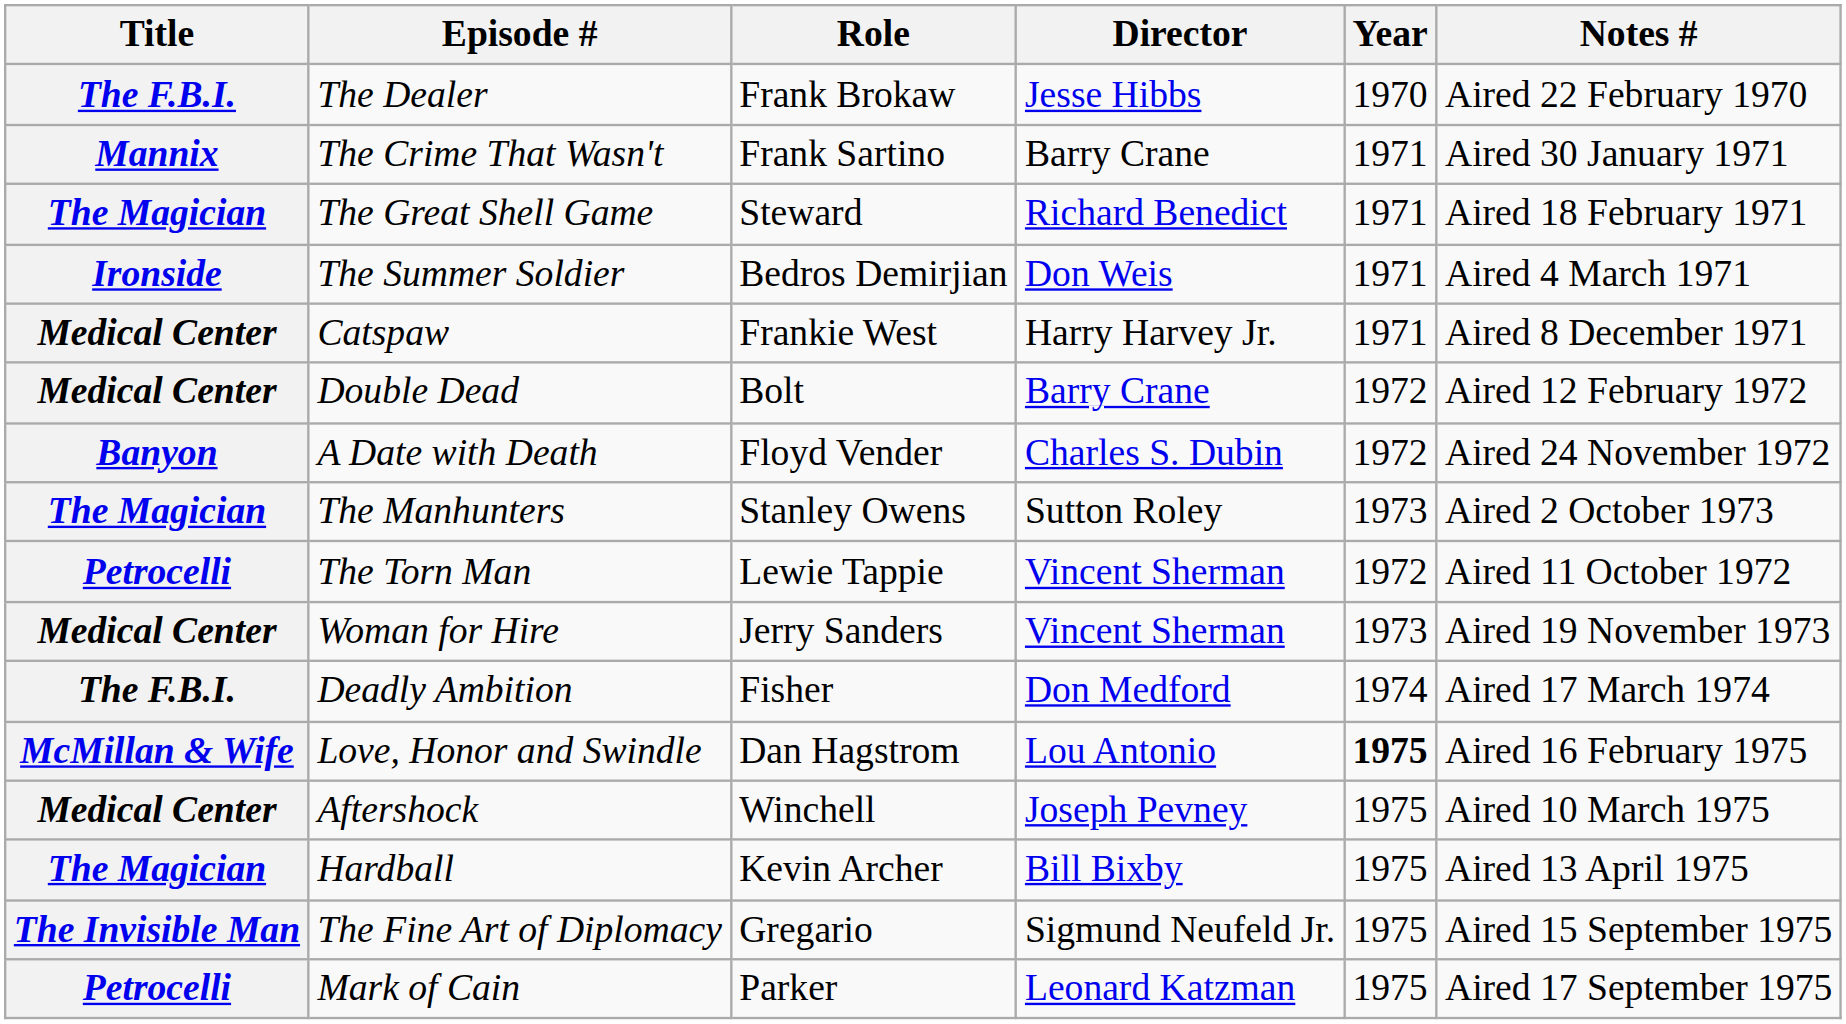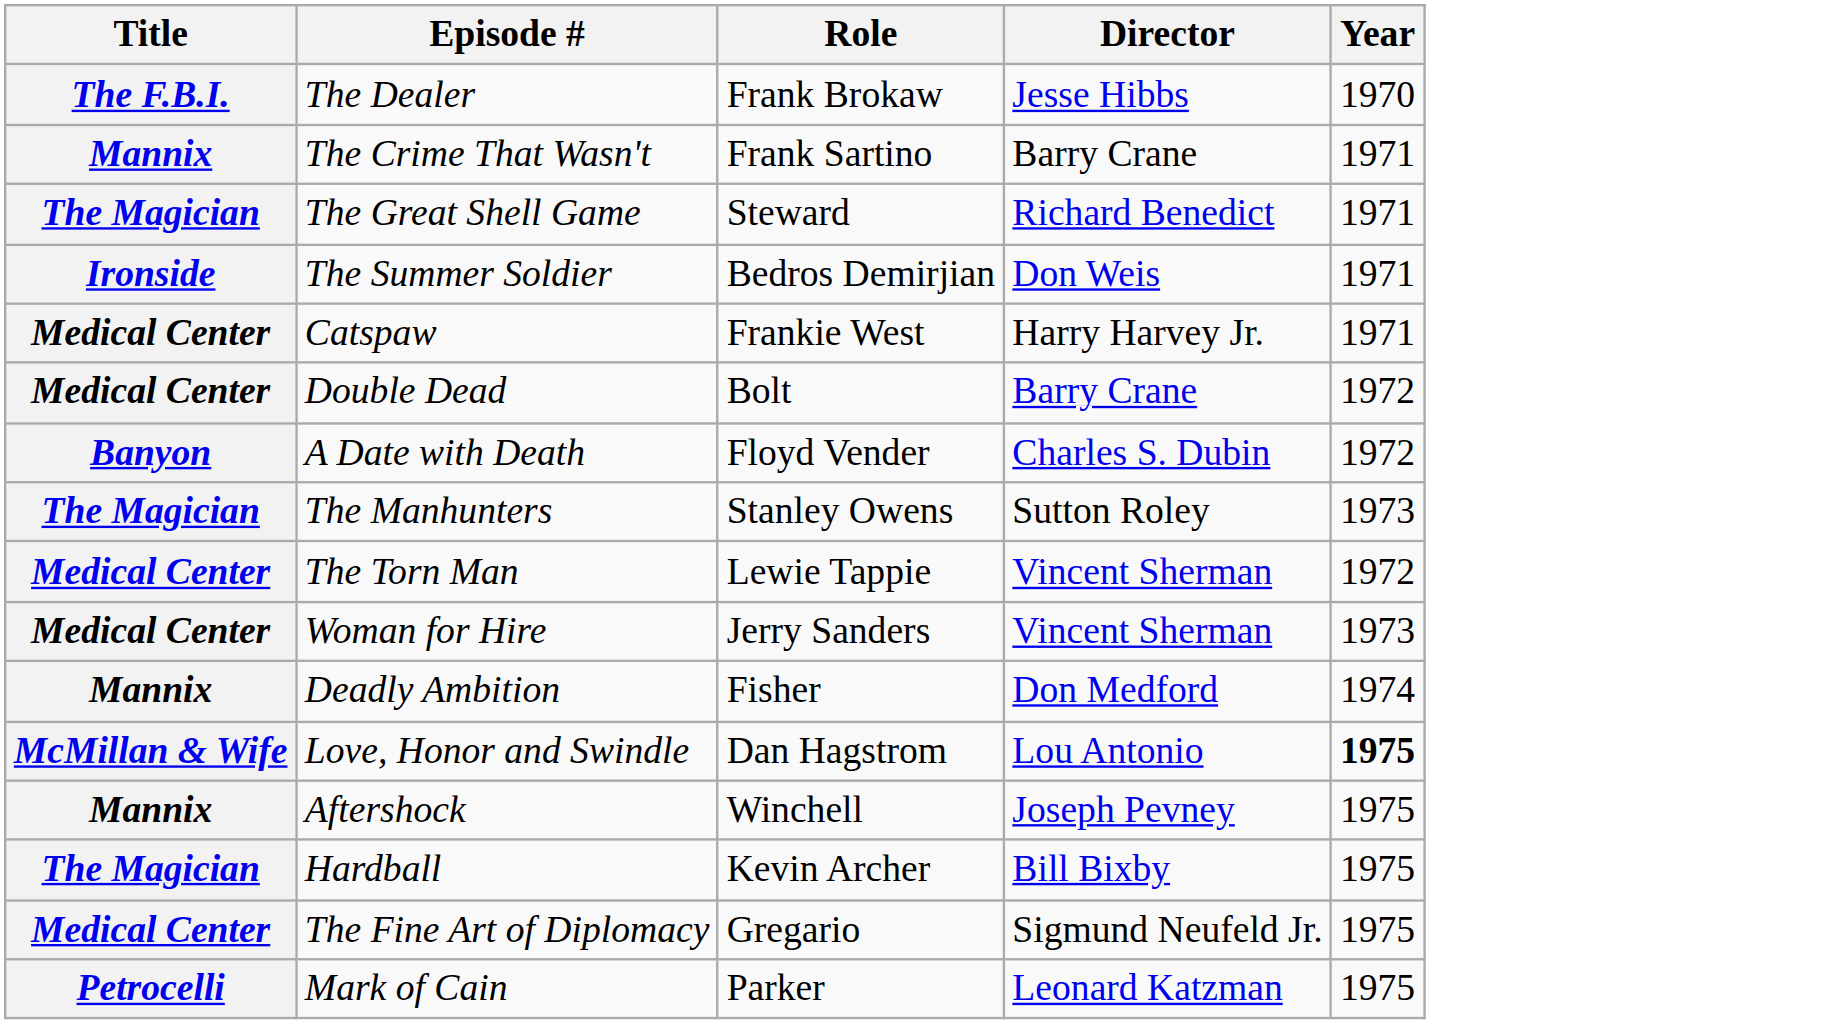- column: (1639, 34)
(157, 570) Petrocelli -> (151, 570) Medical Center
(157, 690) The F.B.I. -> (151, 690) Mannix
(157, 809) Medical Center -> (151, 809) Mannix
(157, 928) The Invisible Man -> (151, 928) Medical Center
